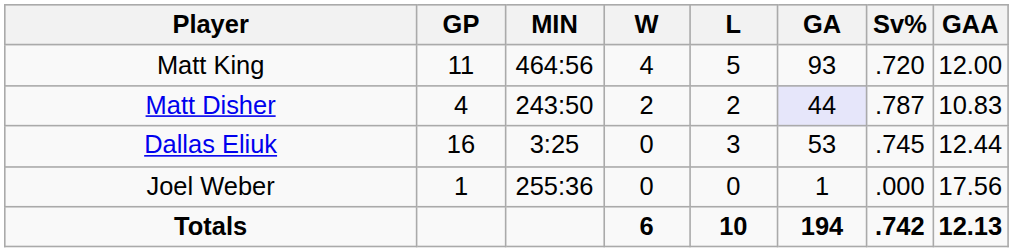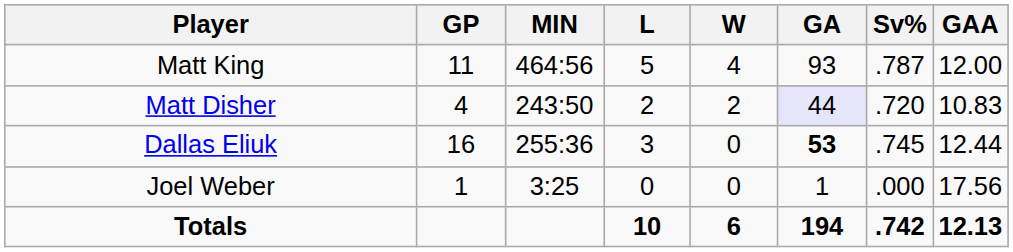columns swapped: (647, 24) <-> (733, 24)
(900, 65) .720 -> (900, 65) .787
(900, 105) .787 -> (900, 105) .720
(554, 145) 3:25 -> (554, 145) 255:36
(822, 145) normal -> (822, 145) bold
(554, 186) 255:36 -> (554, 186) 3:25
